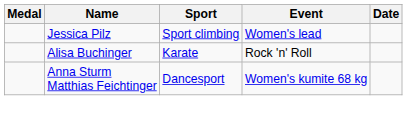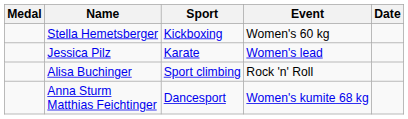+ row: (103, 33)
(201, 33) Sport climbing -> (182, 53) Karate
(180, 53) Karate -> (202, 72) Sport climbing
